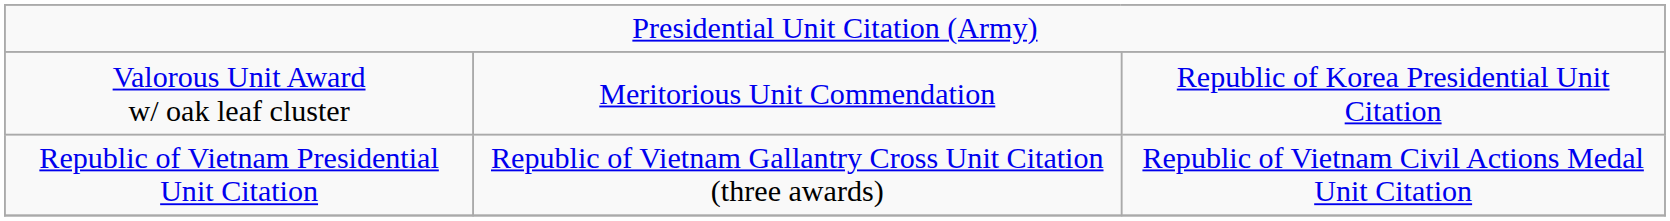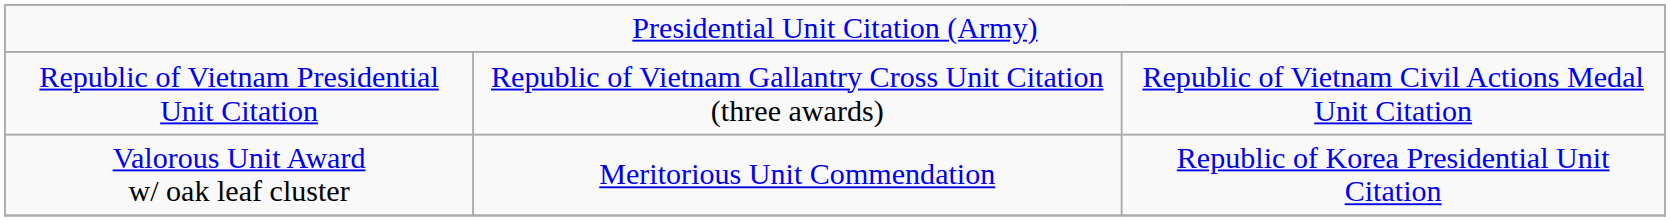rows swapped: (239, 92) <-> (239, 174)
